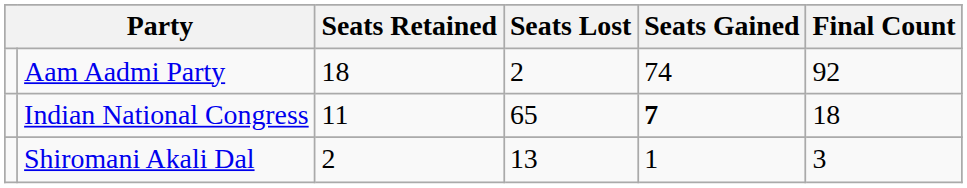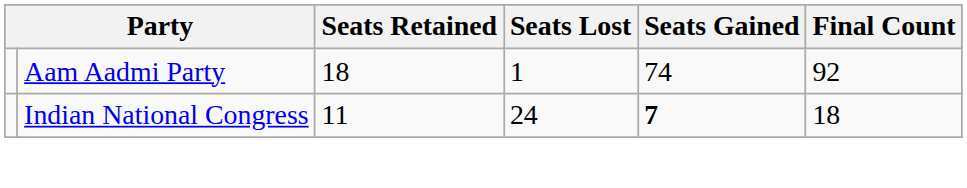(517, 70) 2 -> (517, 70) 1
(524, 114) 65 -> (524, 114) 24
- row: (139, 159)
